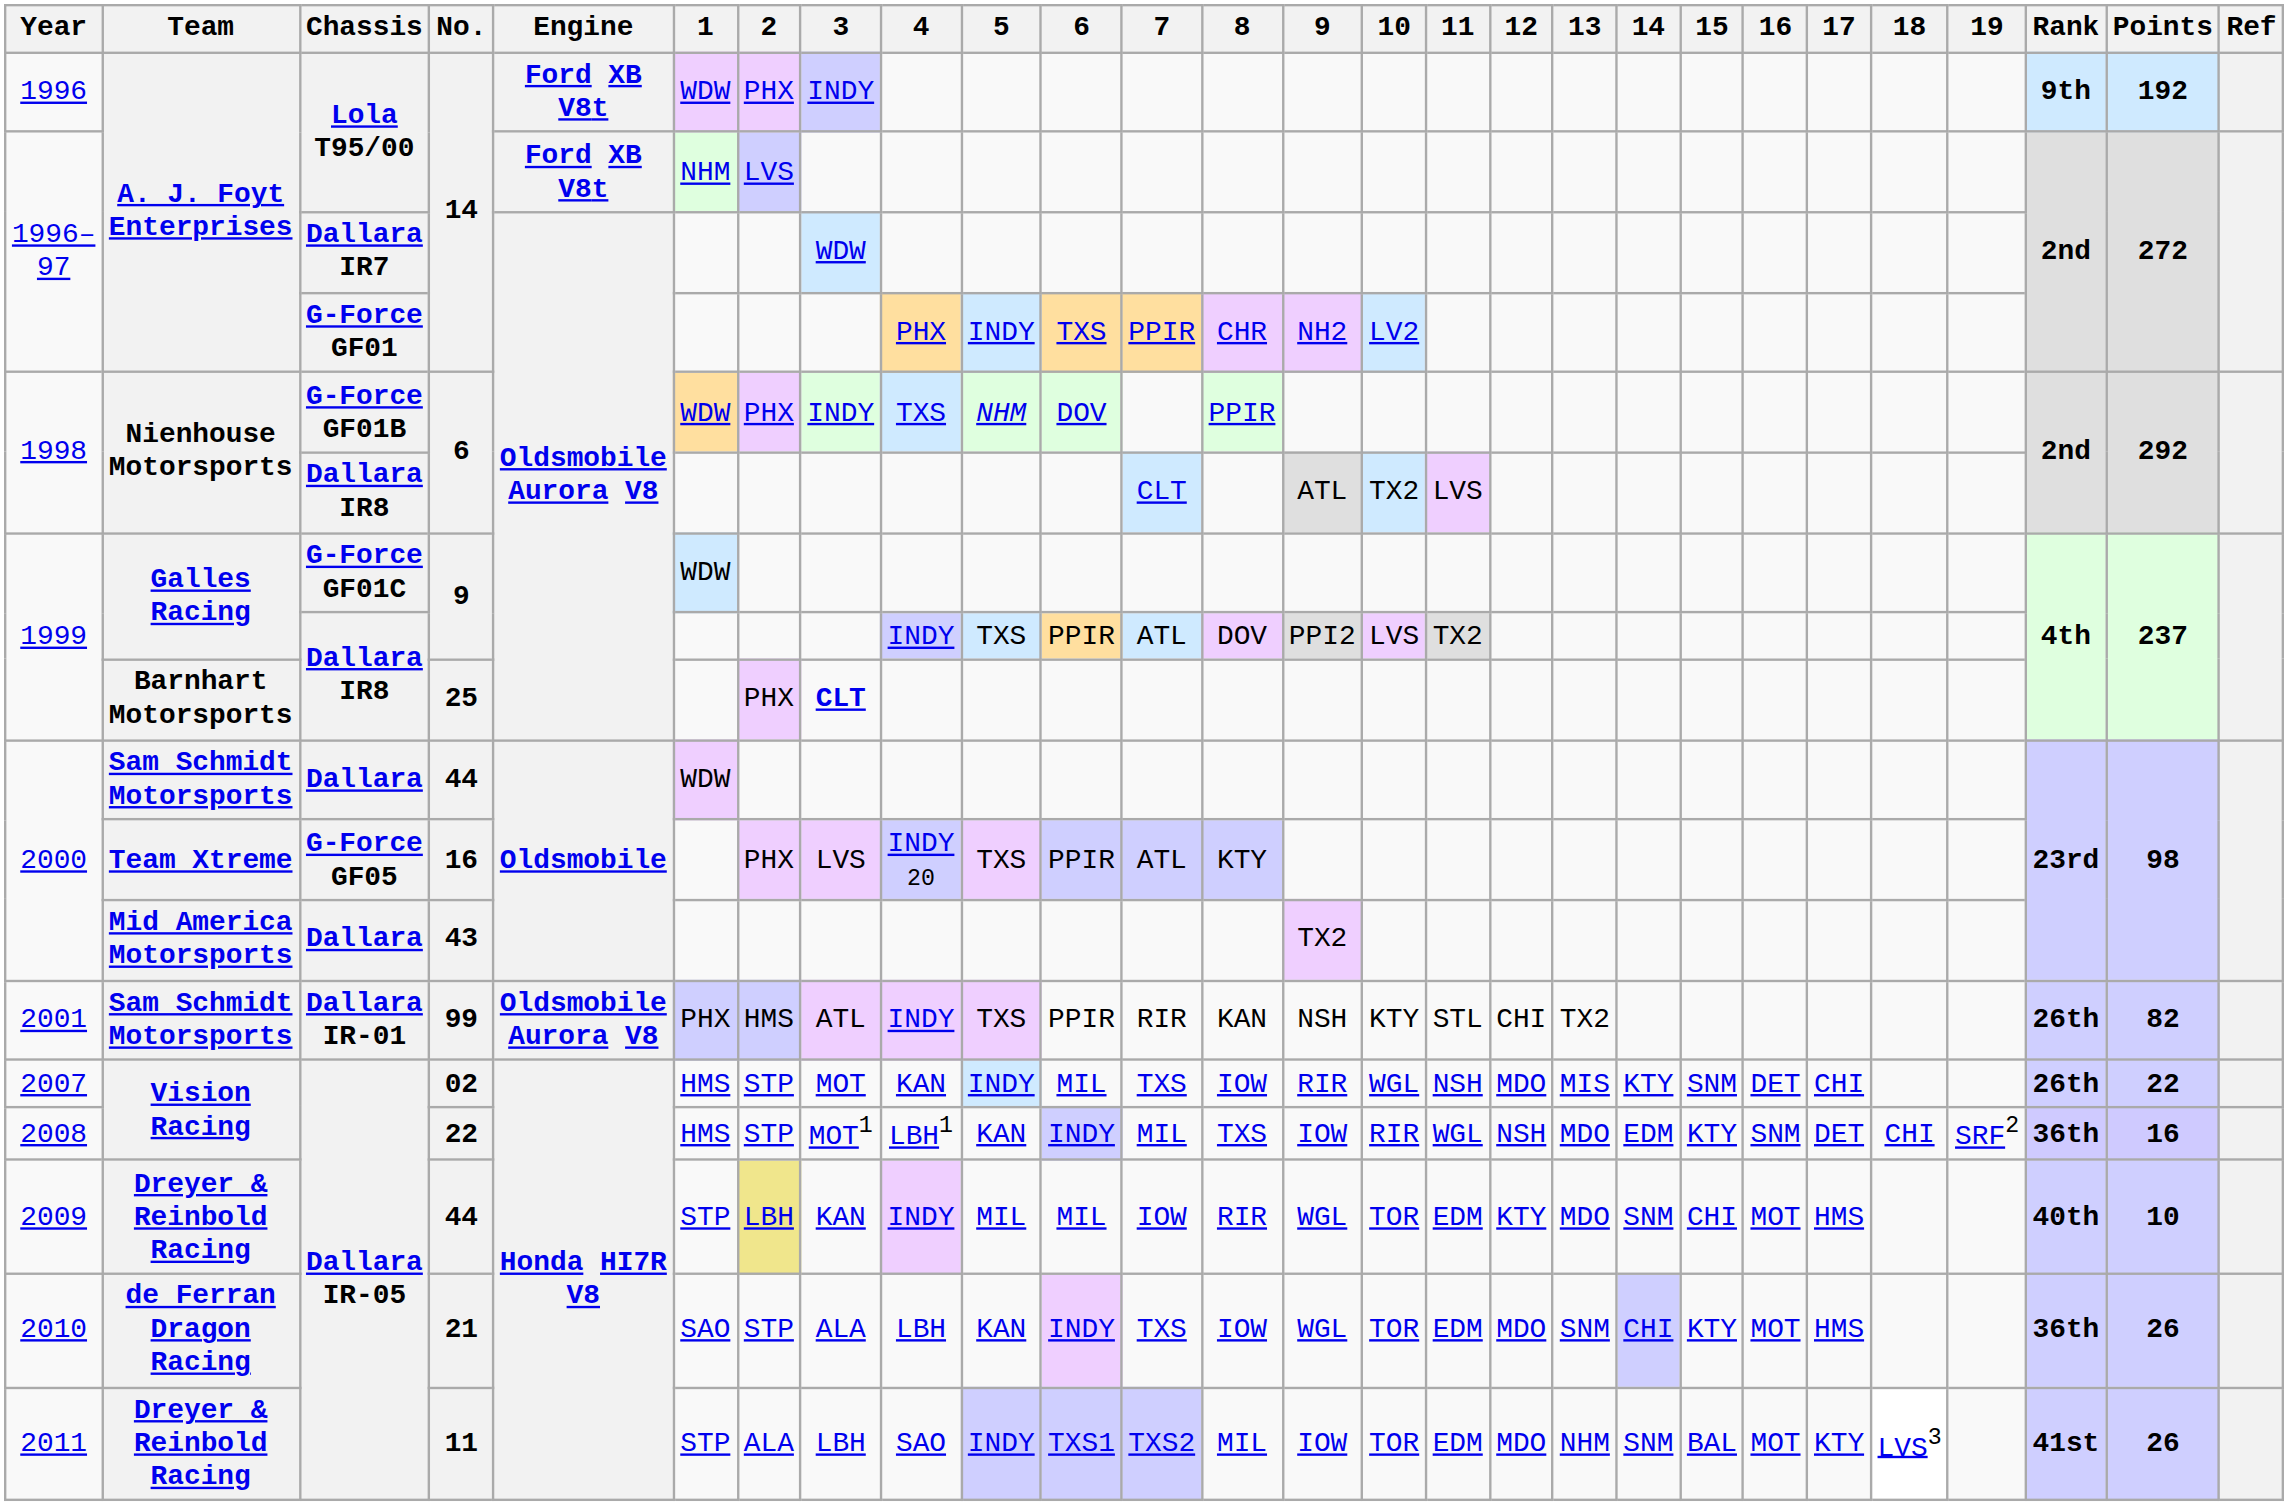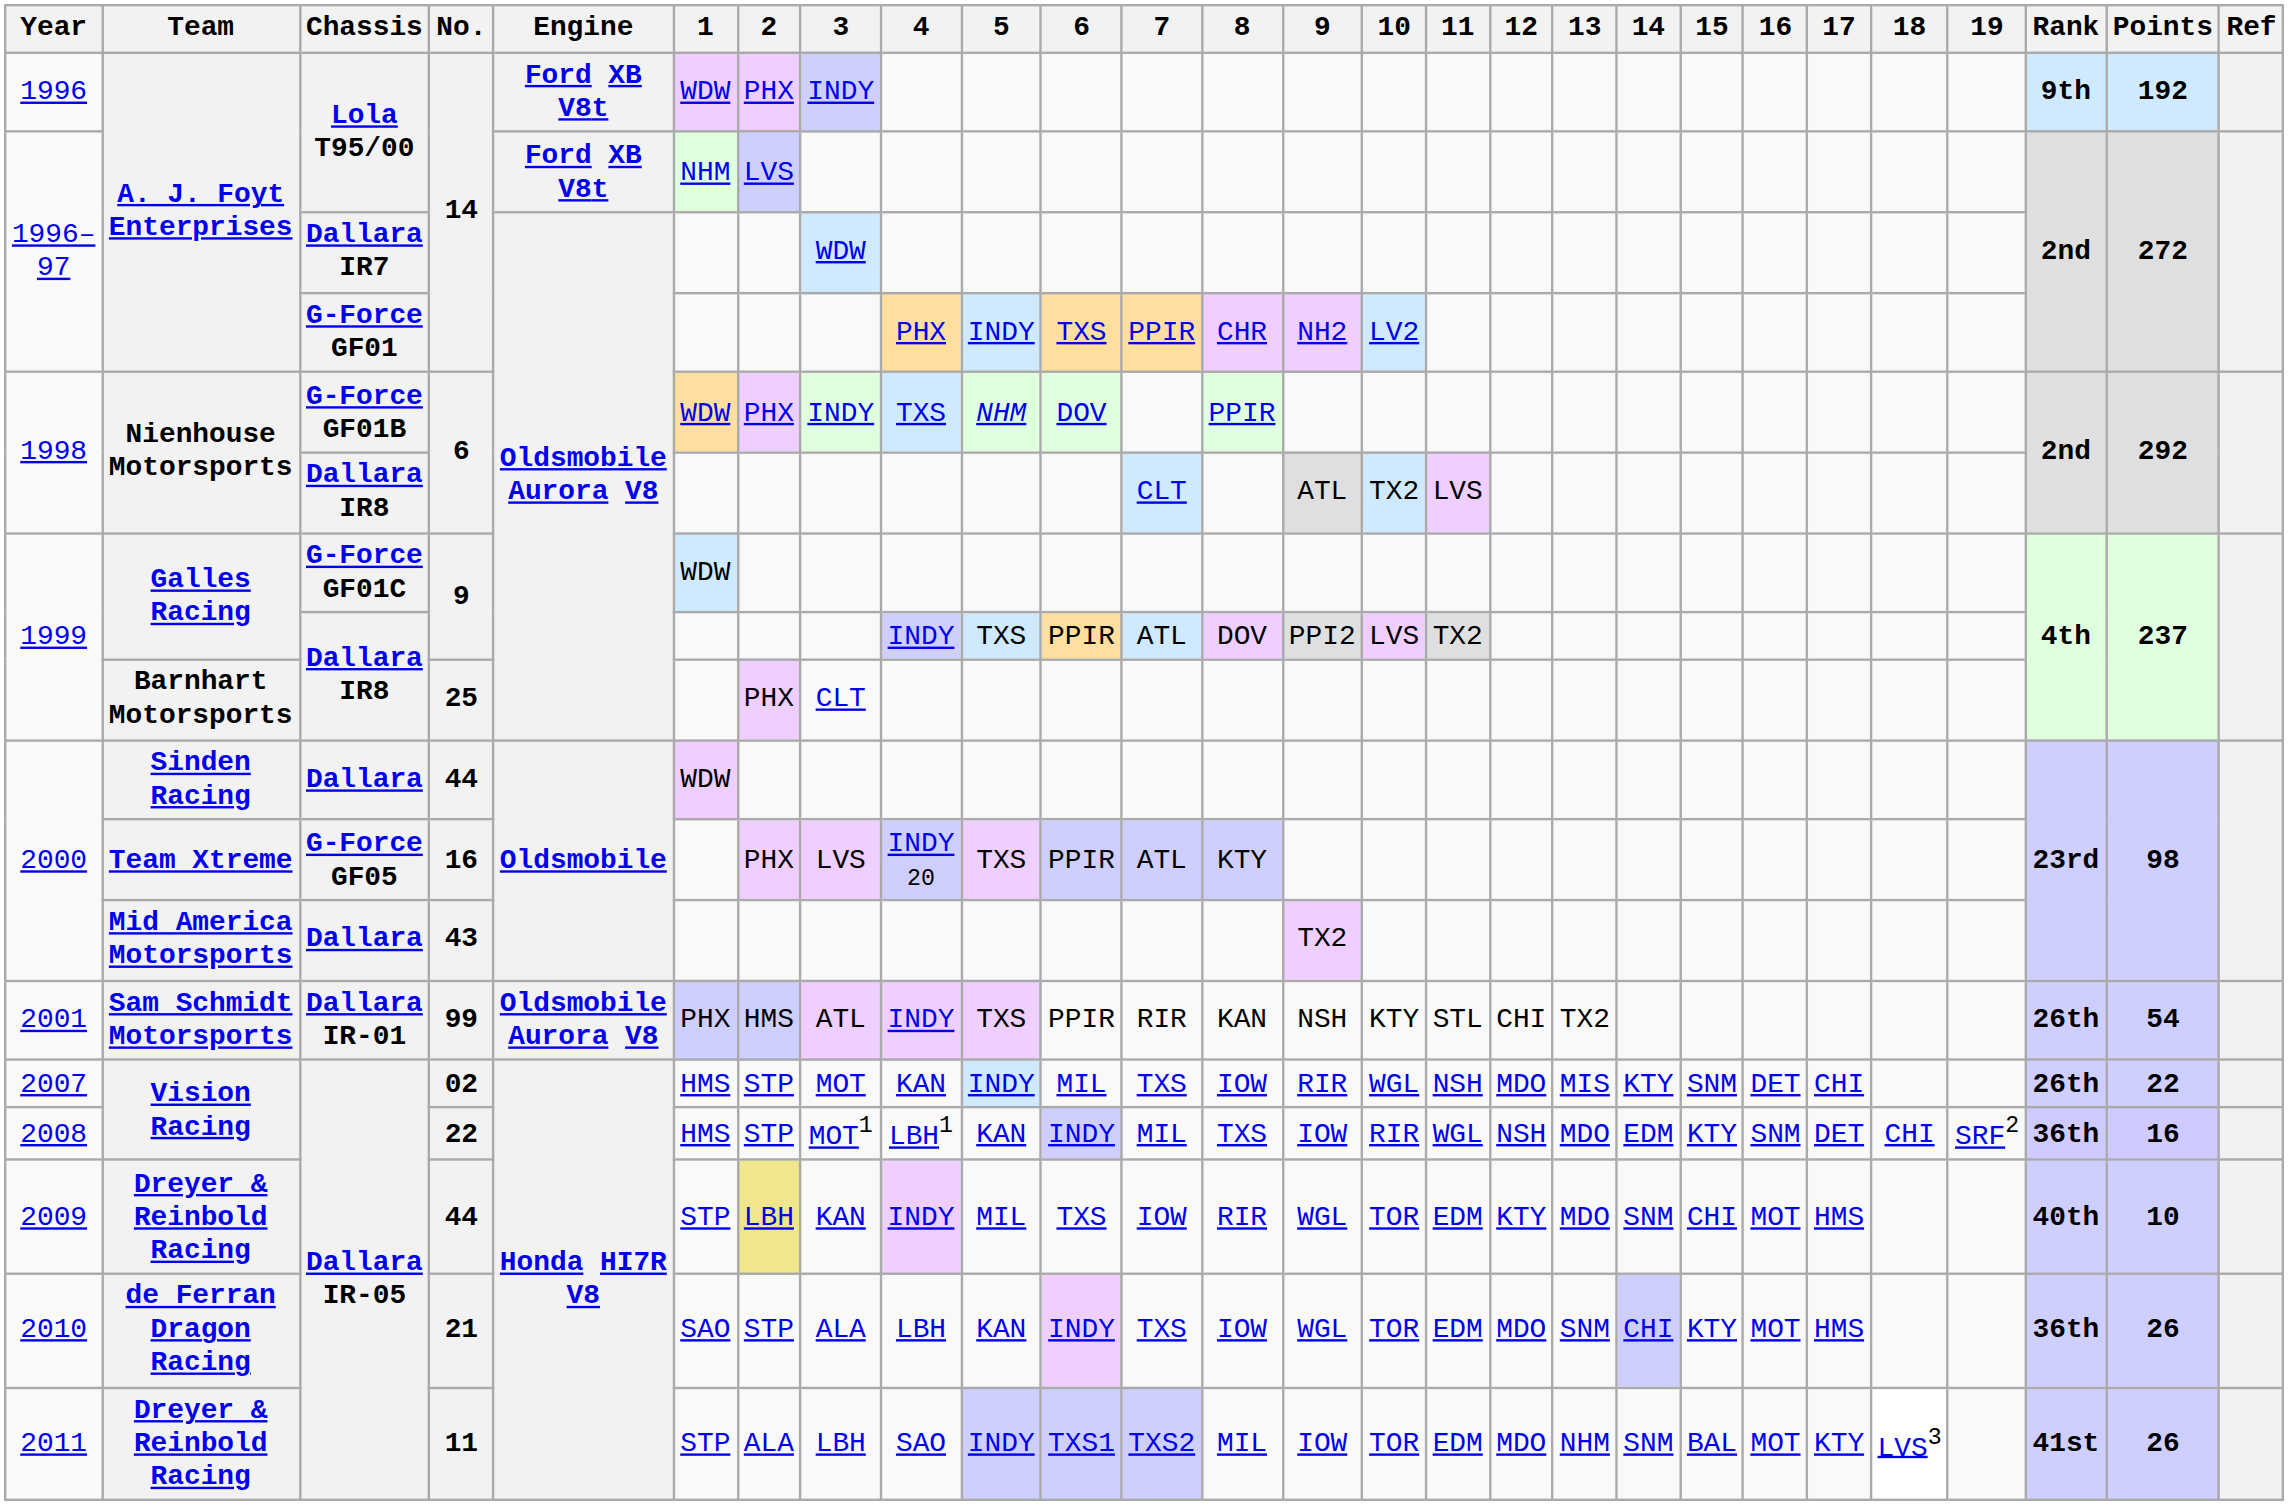(841, 699) bold -> (841, 699) normal
(201, 779) Sam Schmidt Motorsports -> (201, 779) Sinden Racing
(2163, 1020) 82 -> (2163, 1020) 54
(1081, 1217) MIL -> (1081, 1217) TXS
